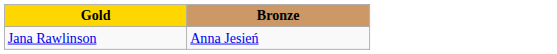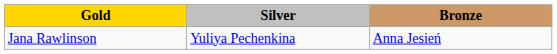+ column: (278, 15)
